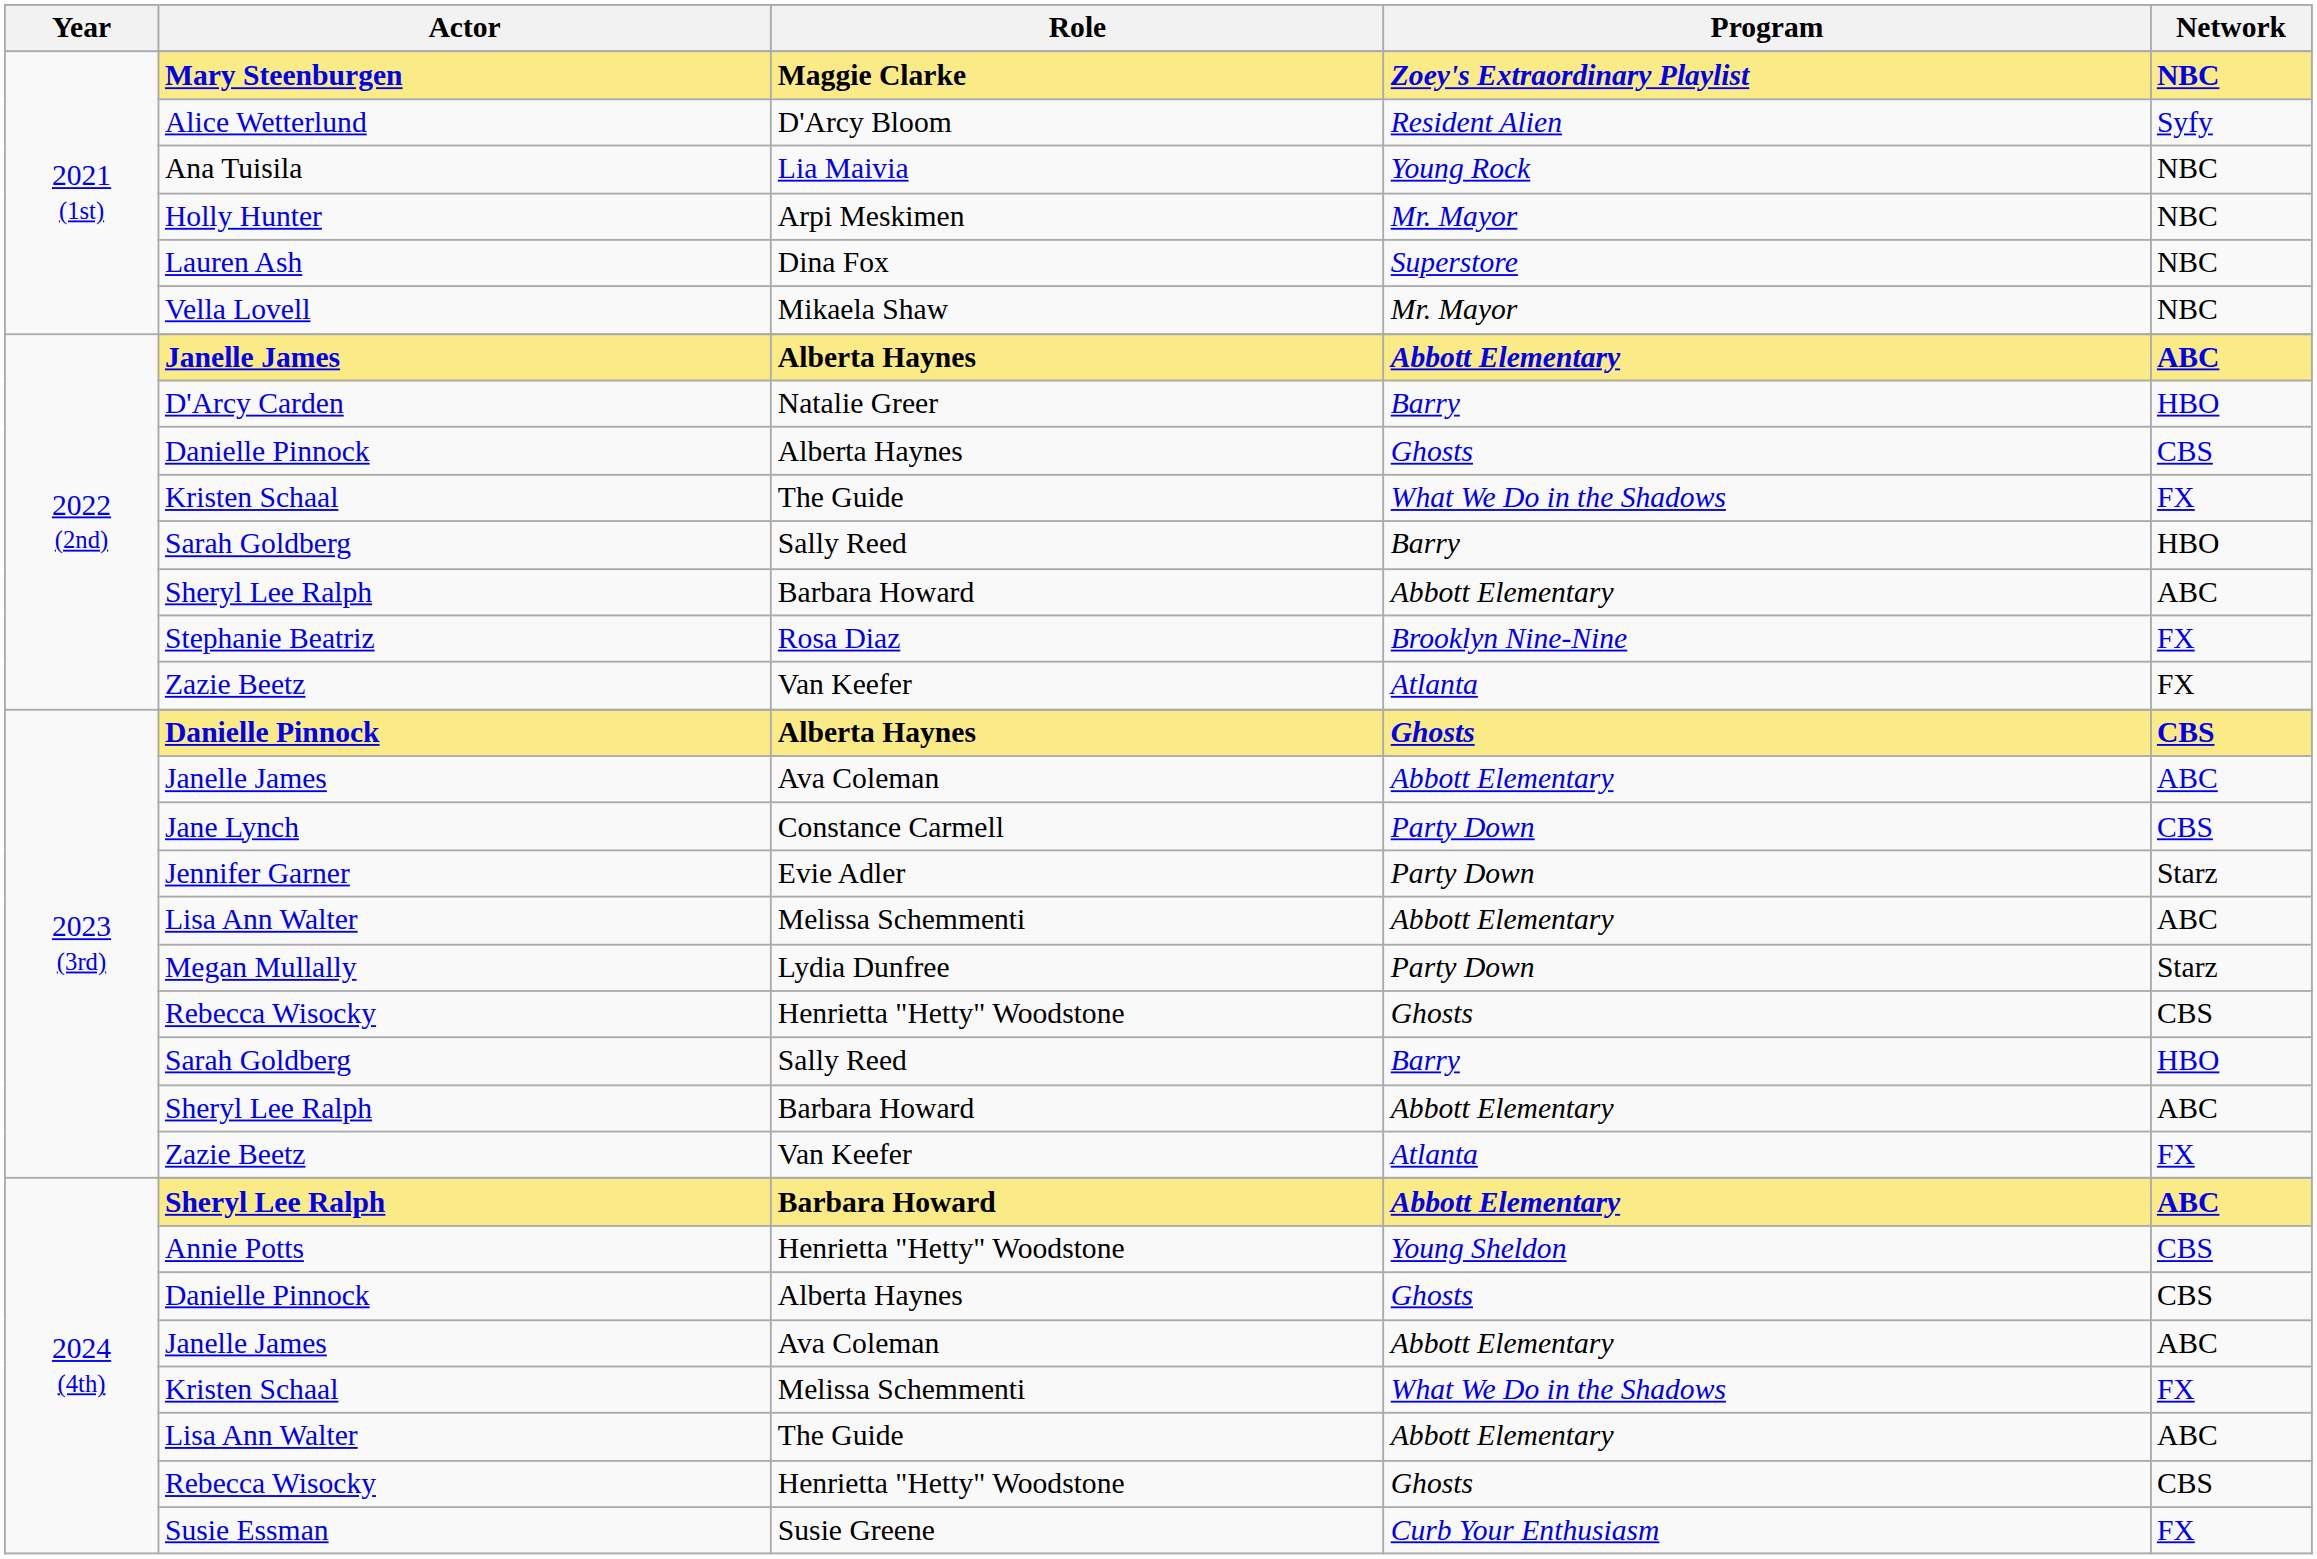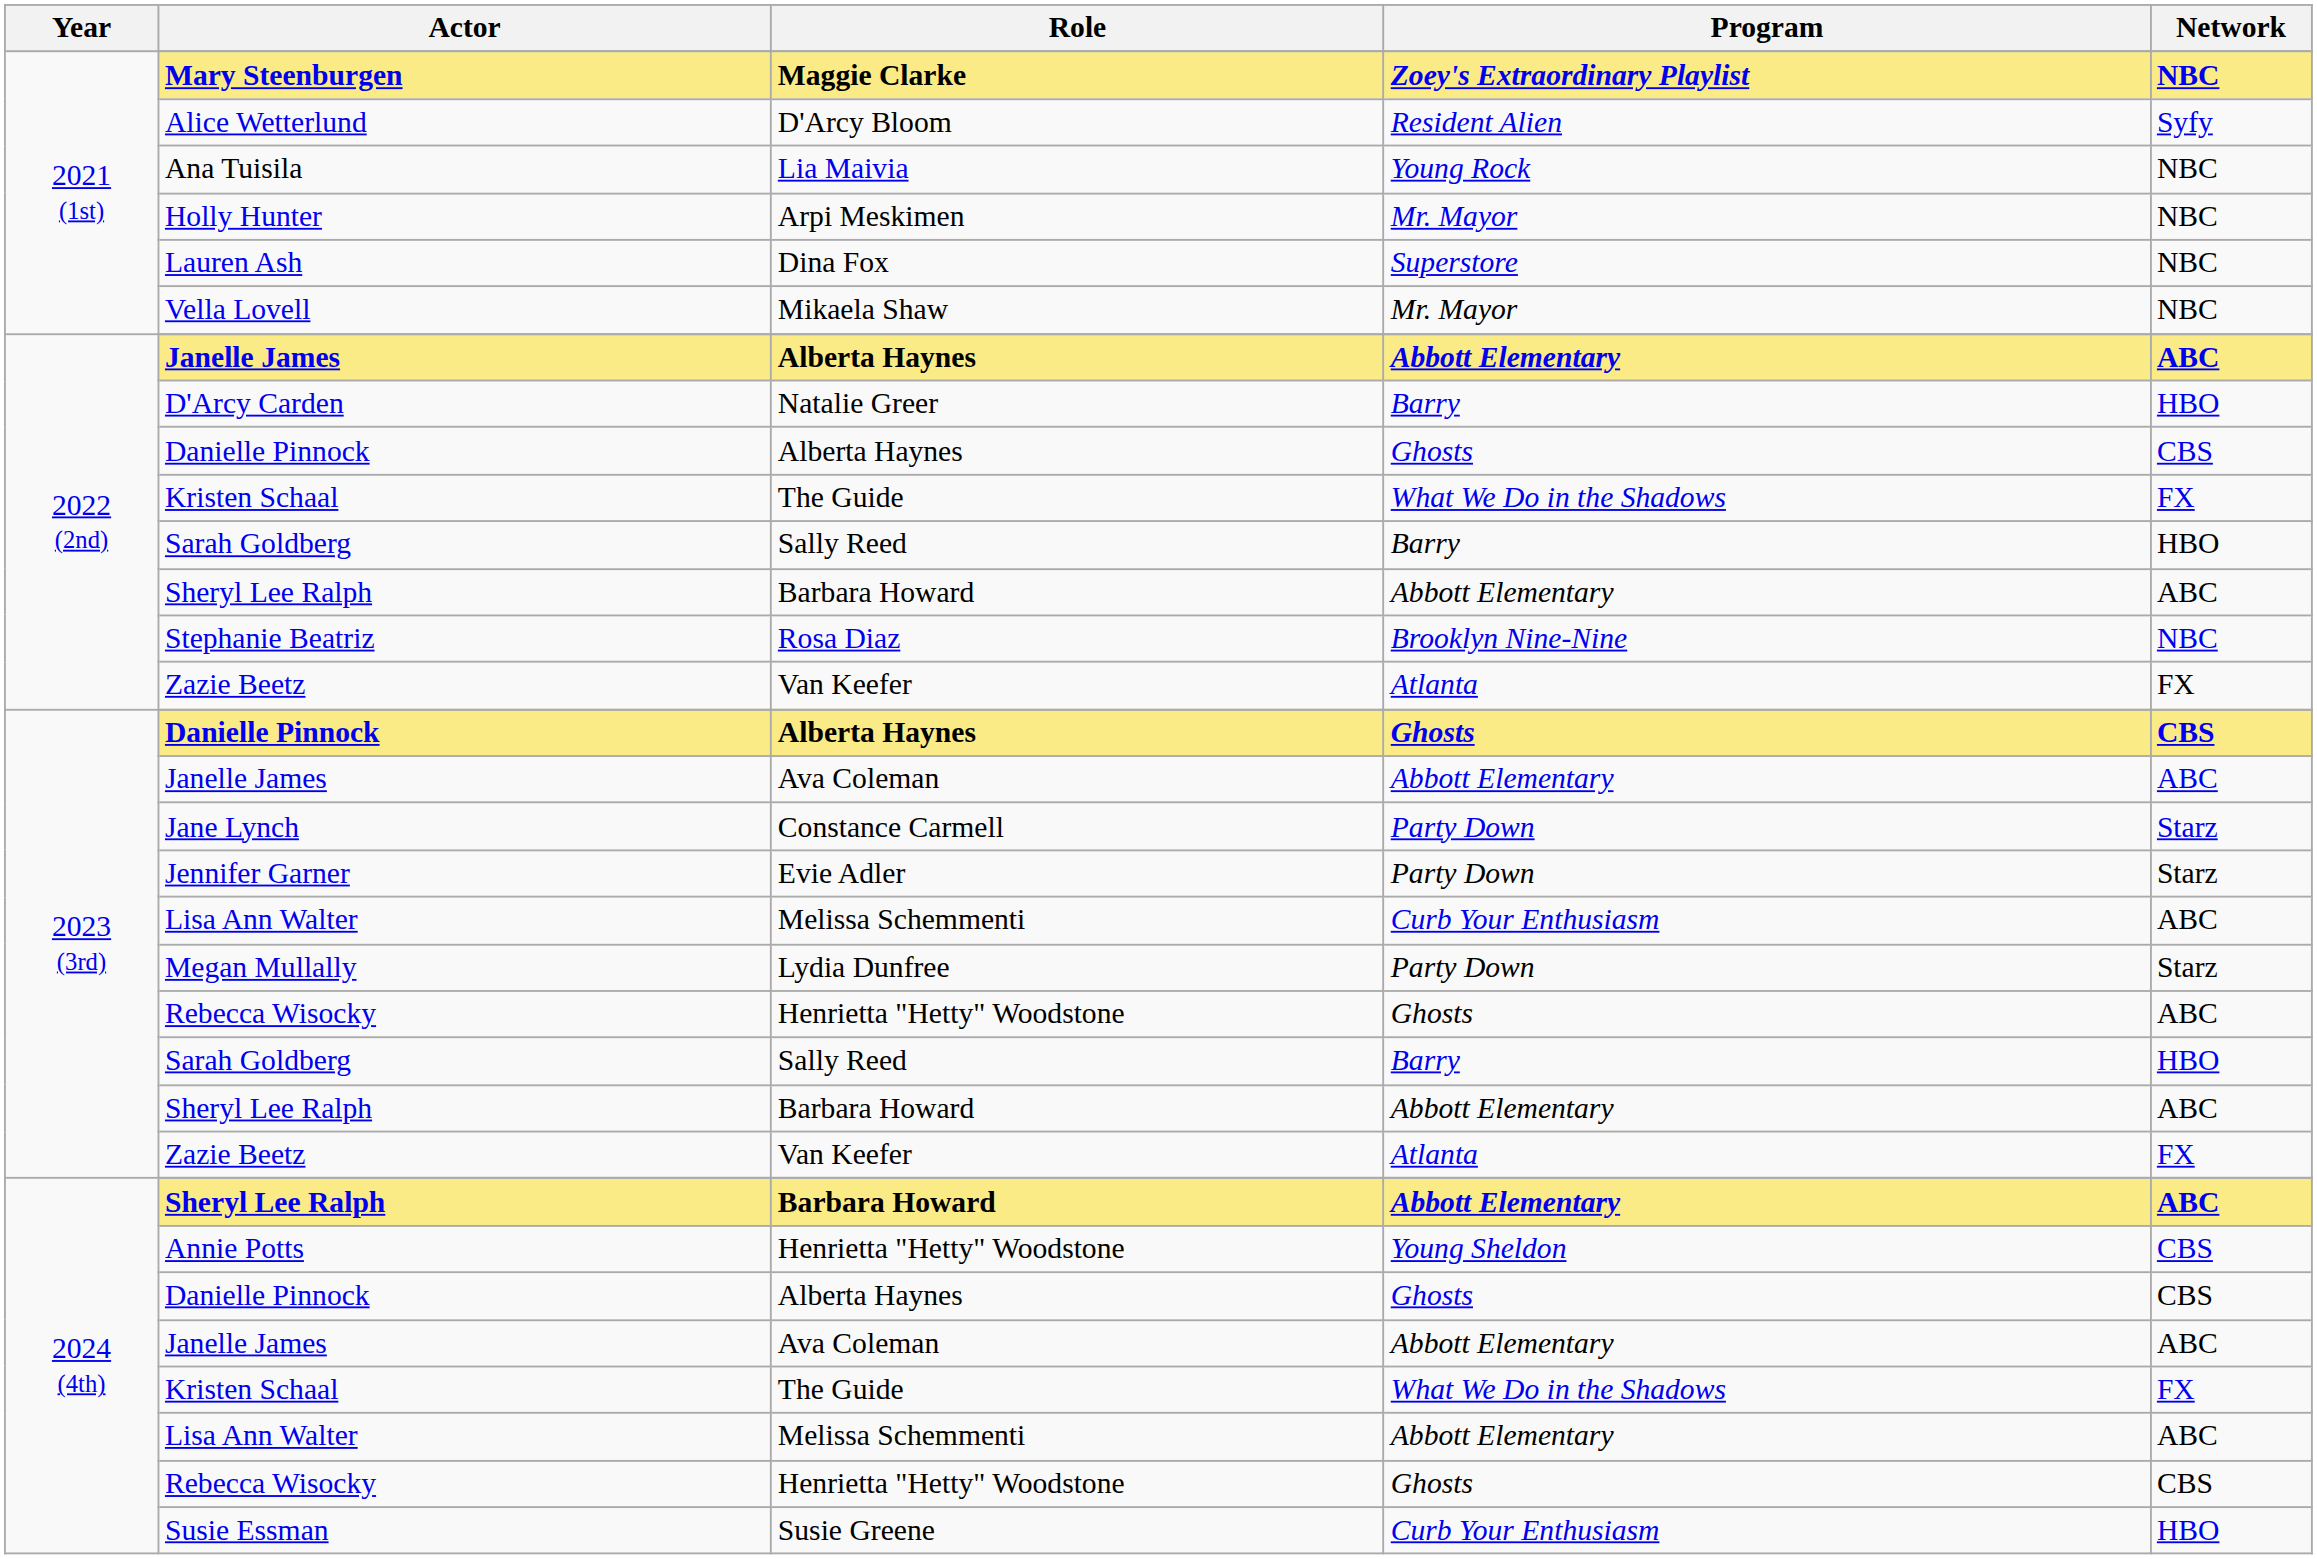(2176, 638) FX -> (2187, 638) NBC
(2185, 826) CBS -> (2187, 826) Starz
(1502, 919) Abbott Elementary -> (1525, 919) Curb Your Enthusiasm
(2185, 1013) CBS -> (2187, 1013) ABC
(902, 1389) Melissa Schemmenti -> (841, 1389) The Guide
(841, 1436) The Guide -> (902, 1436) Melissa Schemmenti
(2176, 1530) FX -> (2188, 1530) HBO
